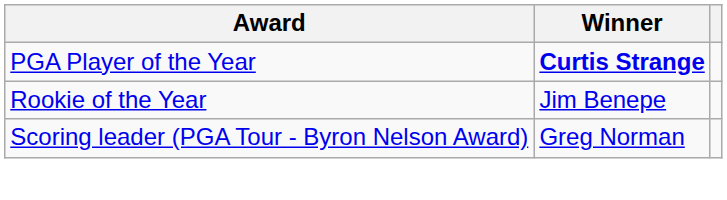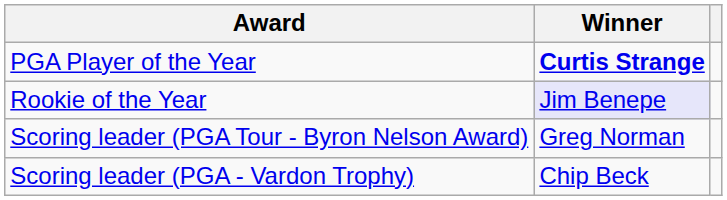(603, 99) no background -> (603, 99) lavender background
+ row: (212, 175)
